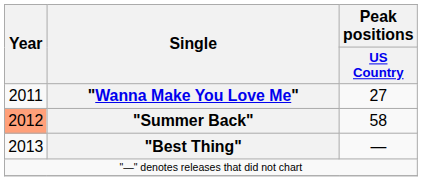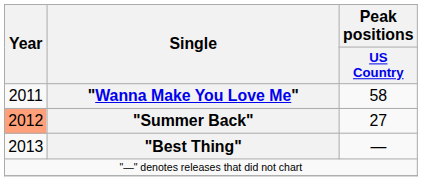(378, 95) 27 -> (378, 95) 58
(378, 121) 58 -> (378, 121) 27
